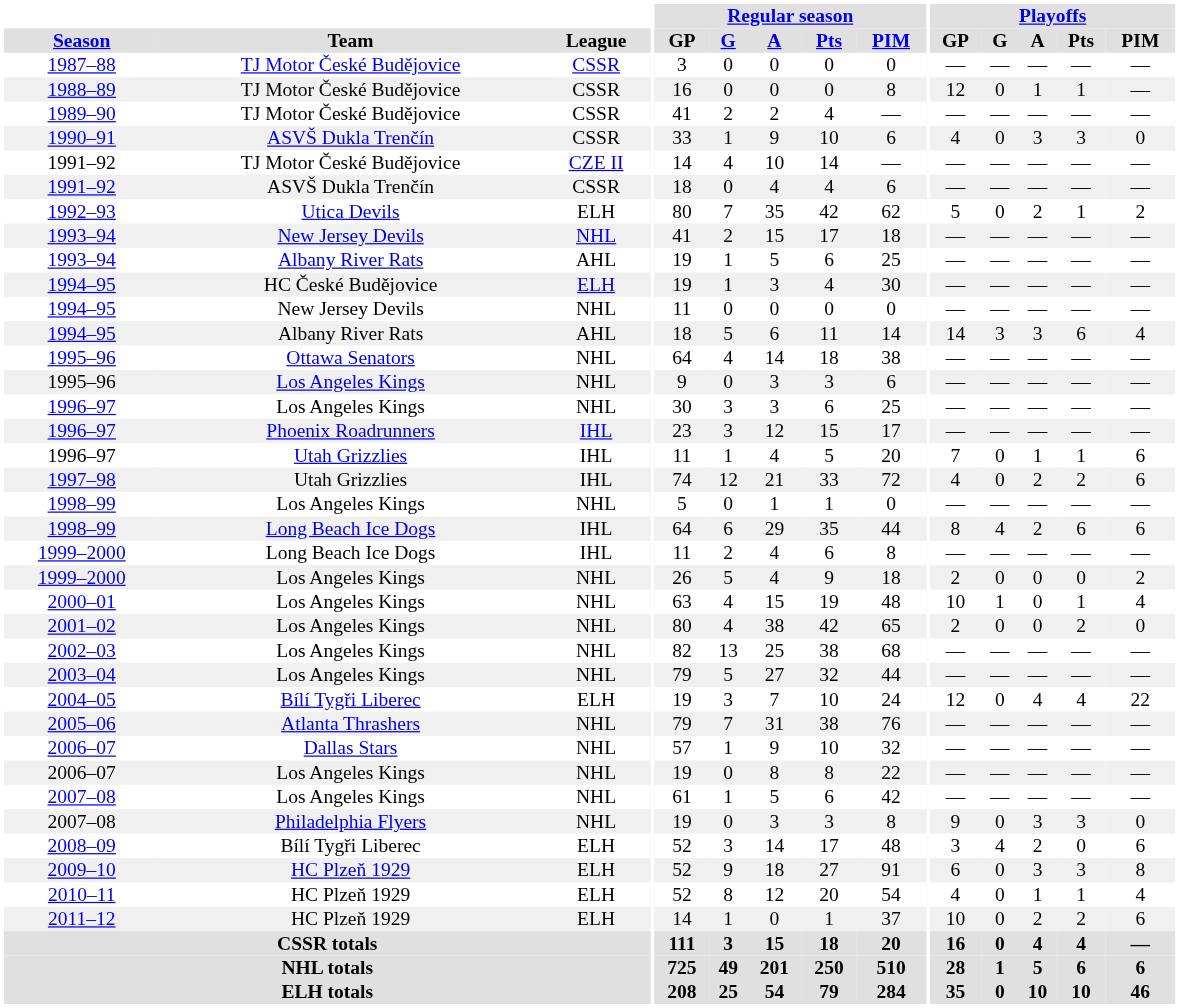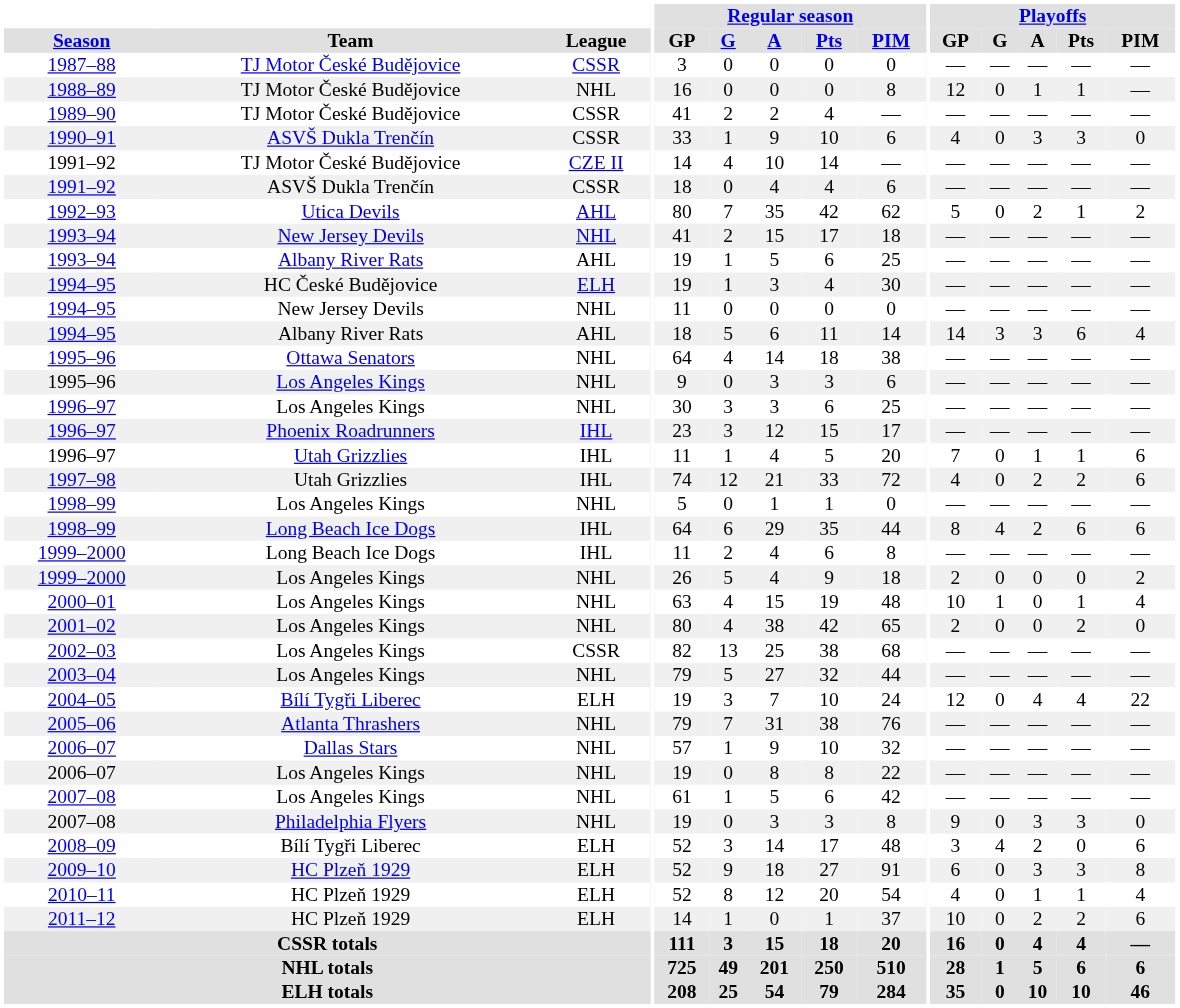(596, 89) CSSR -> (596, 89) NHL
(596, 211) ELH -> (596, 211) AHL
(596, 650) NHL -> (596, 650) CSSR
